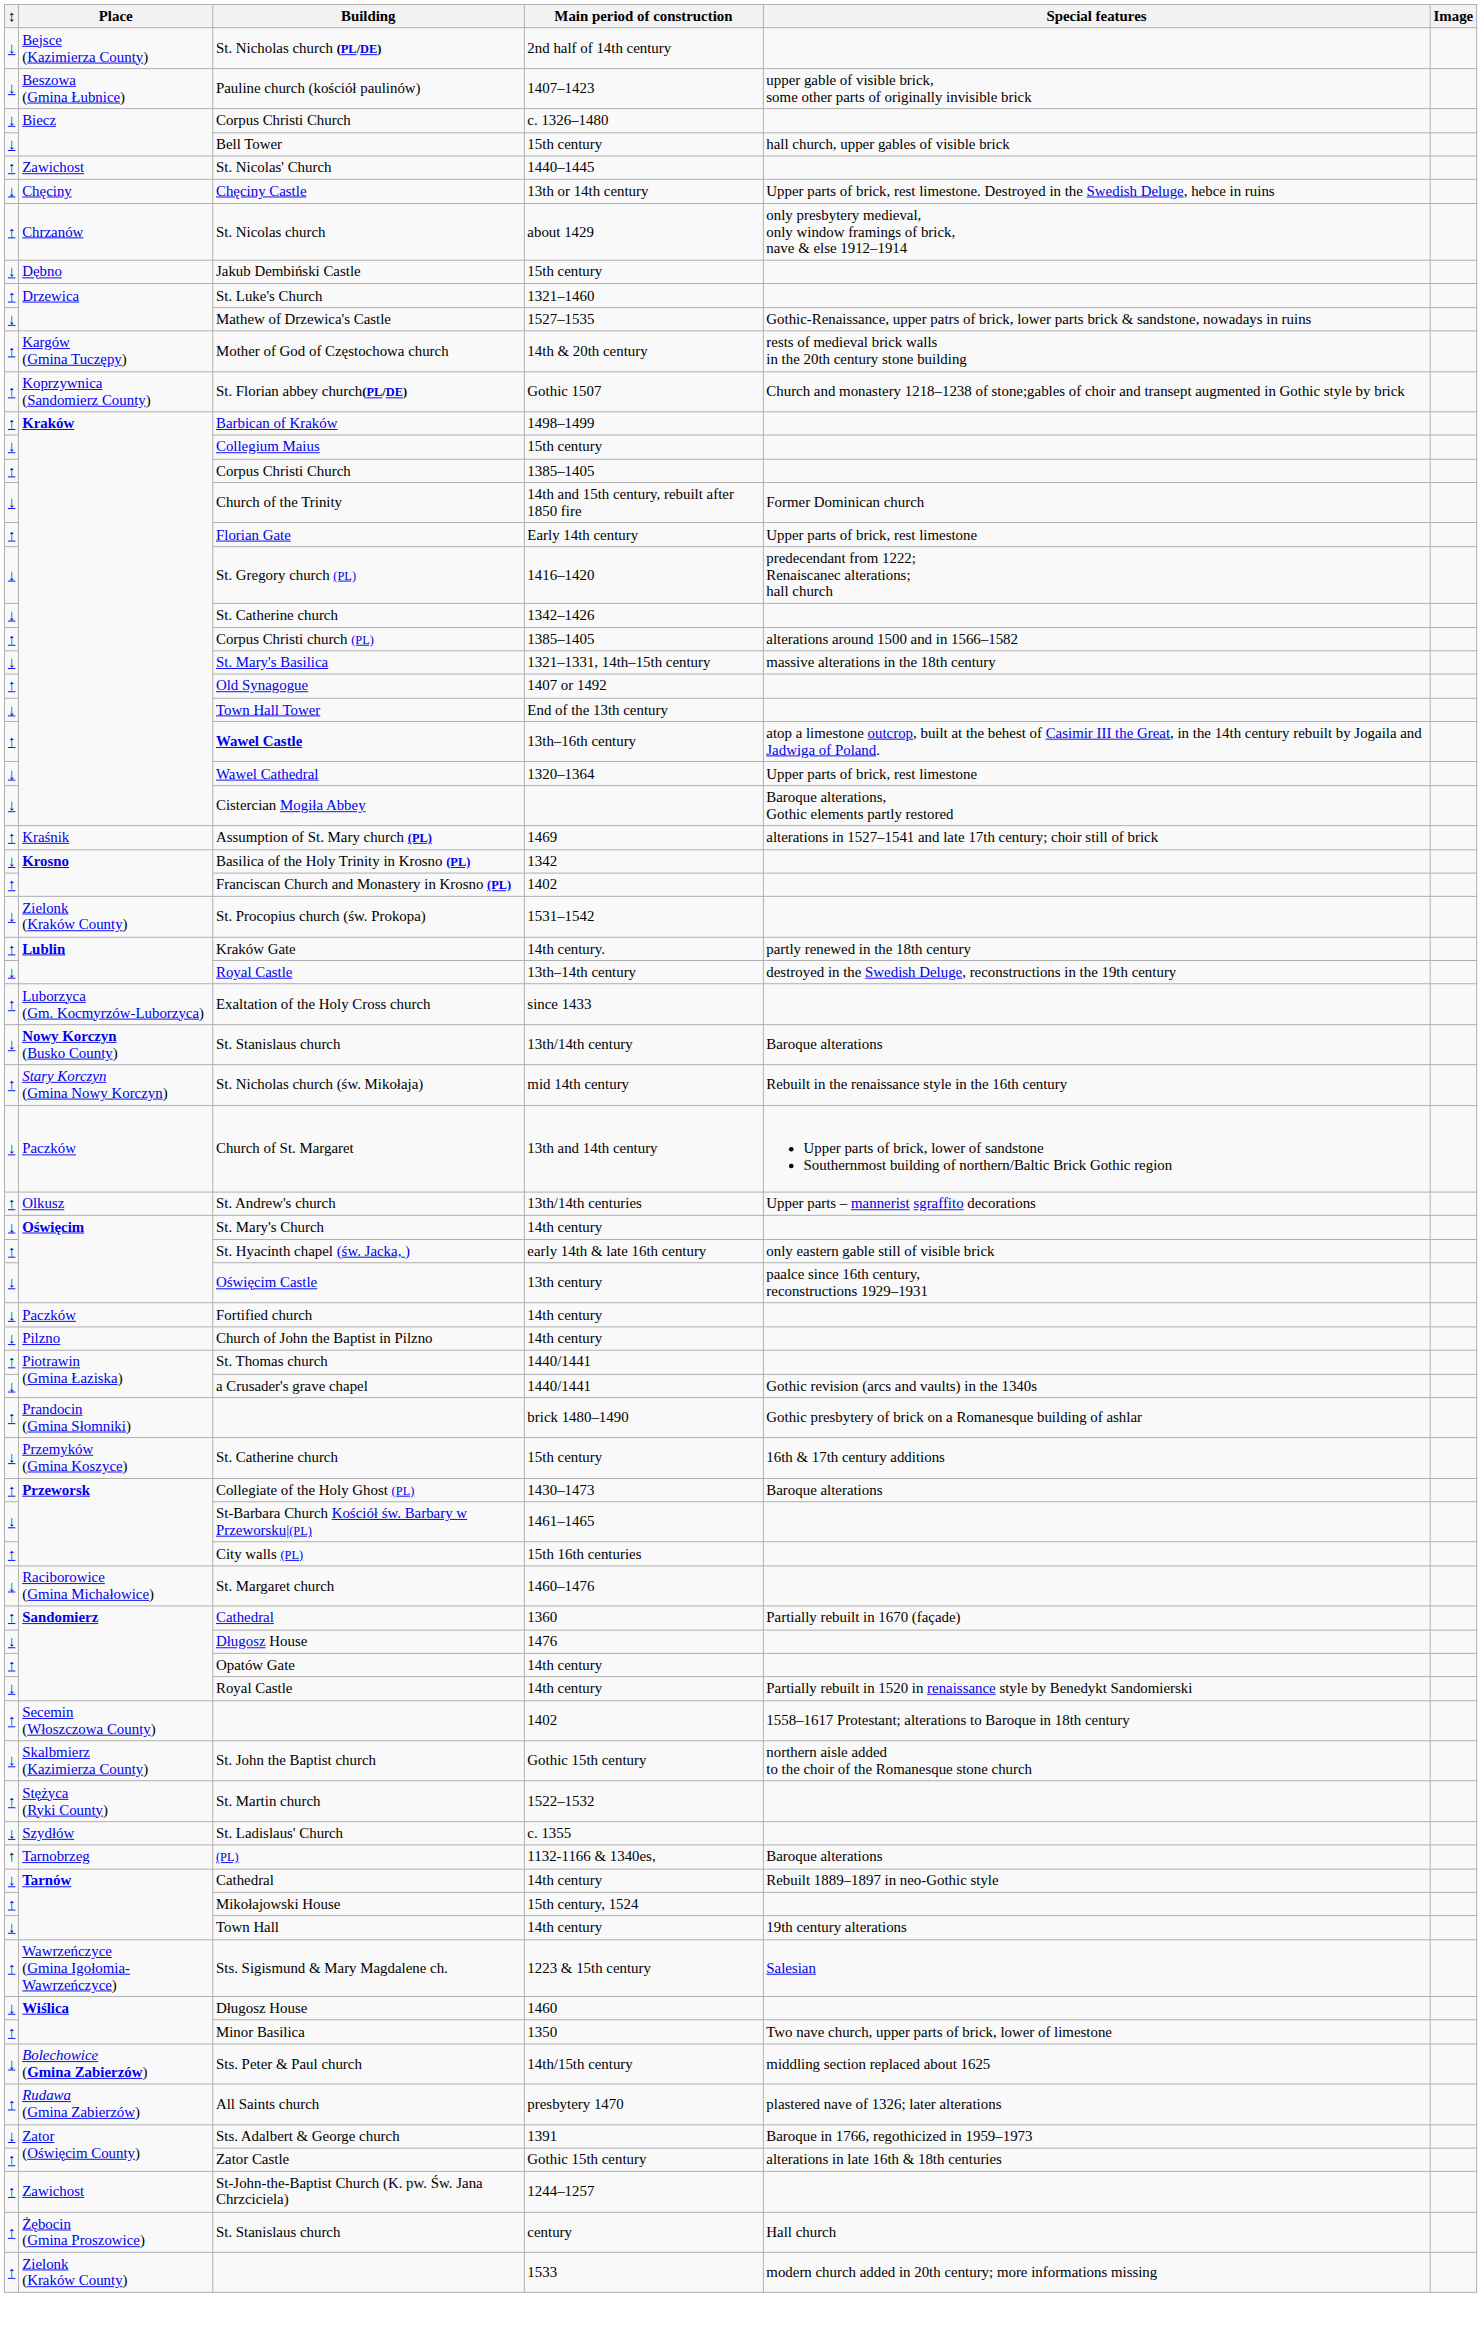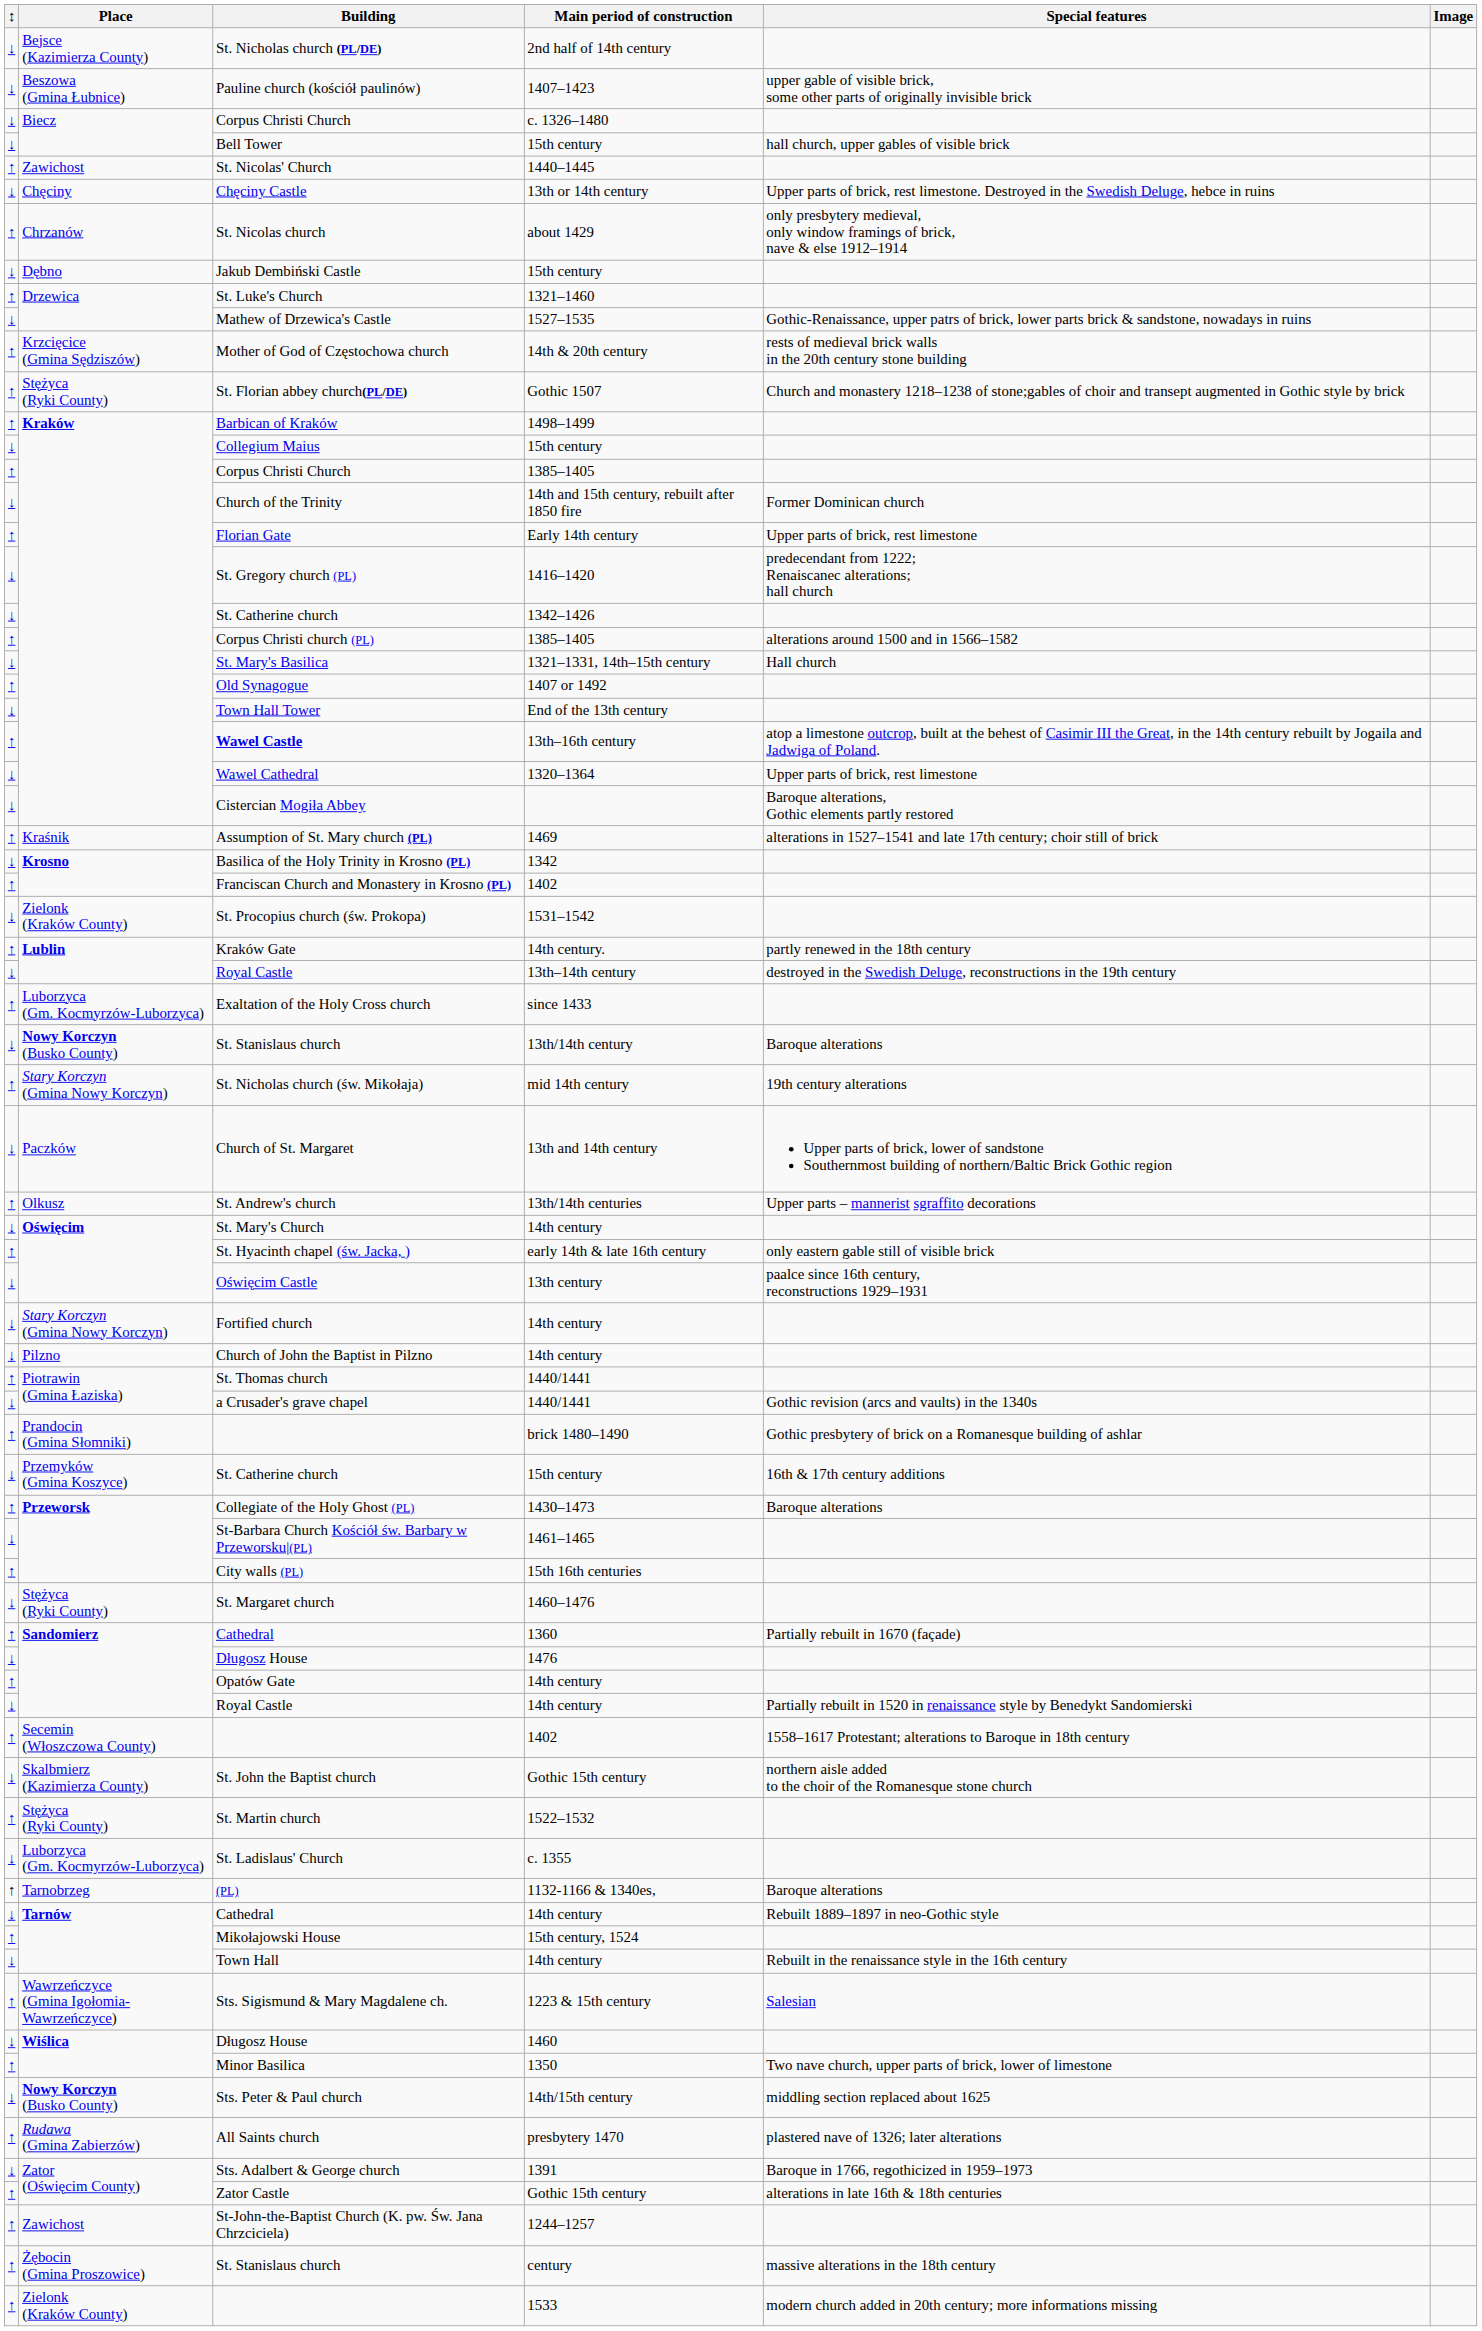(74, 351) Kargów (Gmina Tuczępy) -> (81, 351) Krzcięcice (Gmina Sędziszów)
(86, 391) Koprzywnica (Sandomierz County) -> (65, 391) Stężyca (Ryki County)
(881, 662) massive alterations in the 18th century -> (801, 662) Hall church
(917, 1084) Rebuilt in the renaissance style in the 16th century -> (837, 1084) 19th century alterations
(49, 1314) Paczków -> (95, 1323) Stary Korczyn (Gmina Nowy Korczyn)
(88, 1585) Raciborowice (Gmina Michałowice) -> (65, 1602) Stężyca (Ryki County)
(48, 1833) Szydłów -> (113, 1858) Luborzyca (Gm. Kocmyrzów-Luborzyca)
(837, 1927) 19th century alterations -> (917, 1961) Rebuilt in the renaissance style in the 16th century
(85, 2063) Bolechowice (Gmina Zabierzów) -> (70, 2097) Nowy Korczyn (Busko County)
(801, 2232) Hall church -> (881, 2265) massive alterations in the 18th century
